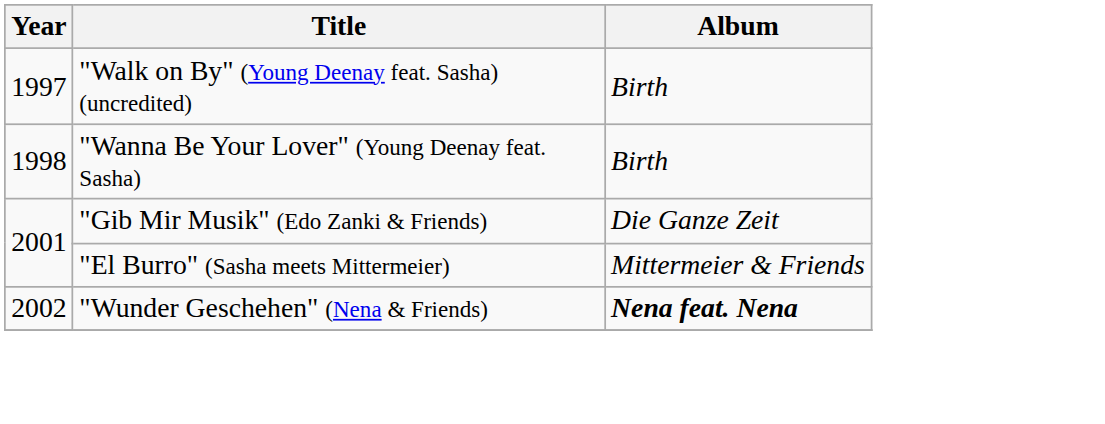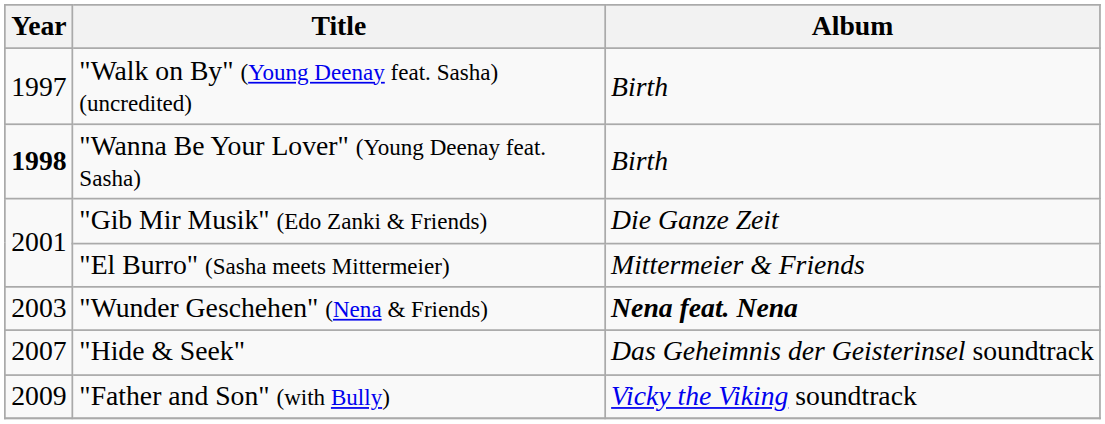(39, 160) normal -> (39, 160) bold
(39, 308) 2002 -> (39, 308) 2003
+ row: (162, 352)
+ row: (235, 396)
